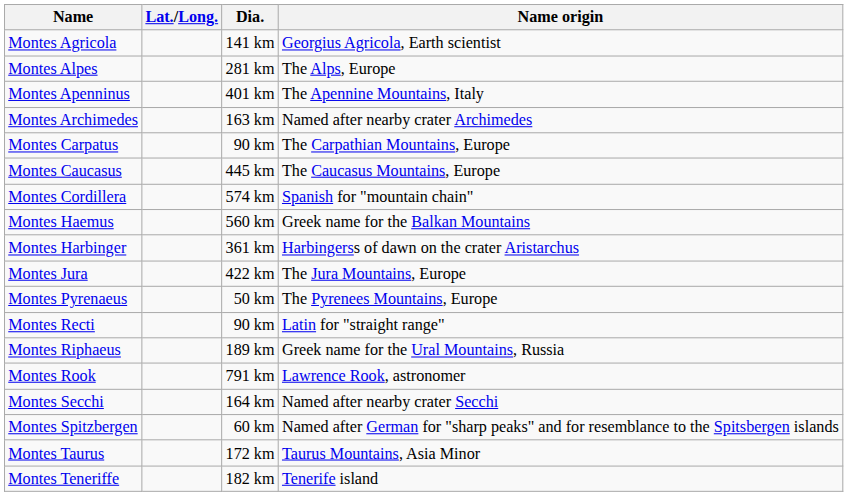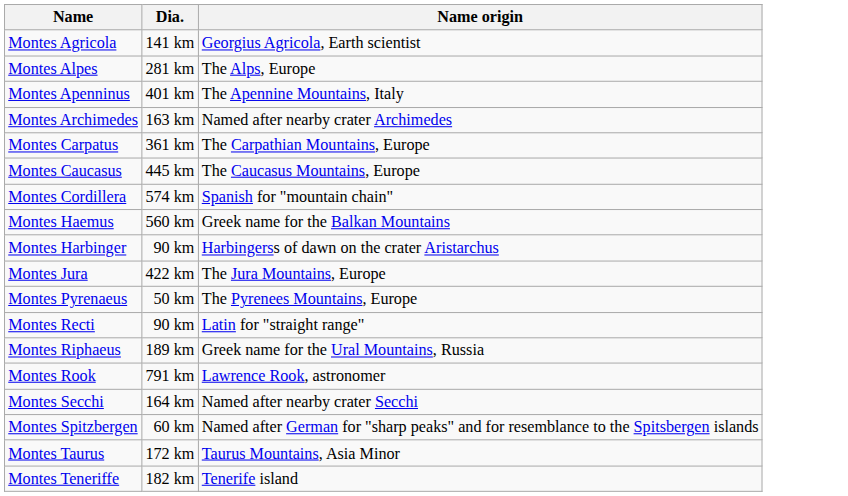- column: (182, 17)
(254, 145) 90 km -> (170, 145) 361 km
(250, 247) 361 km -> (174, 247) 90 km
